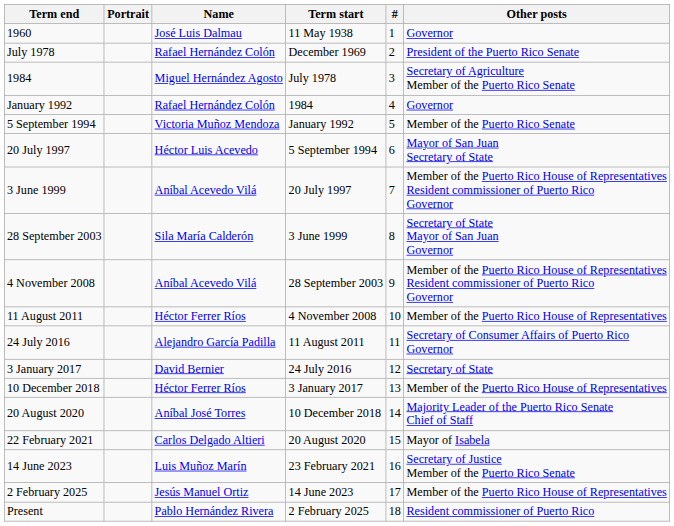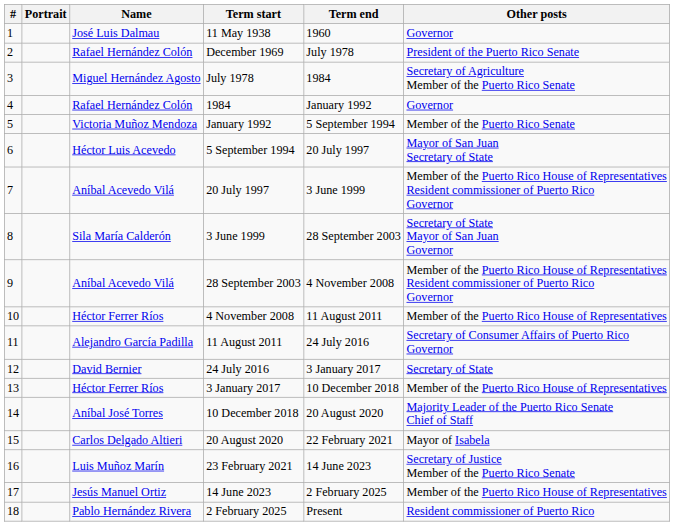columns swapped: (395, 14) <-> (54, 14)
